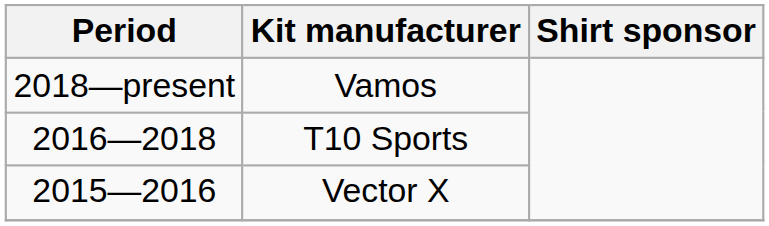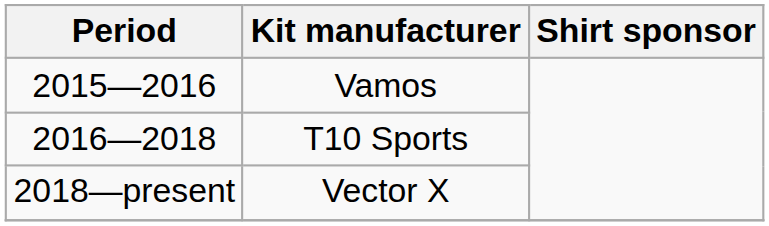(124, 84) 2018—present -> (124, 84) 2015—2016
(124, 191) 2015—2016 -> (124, 191) 2018—present
